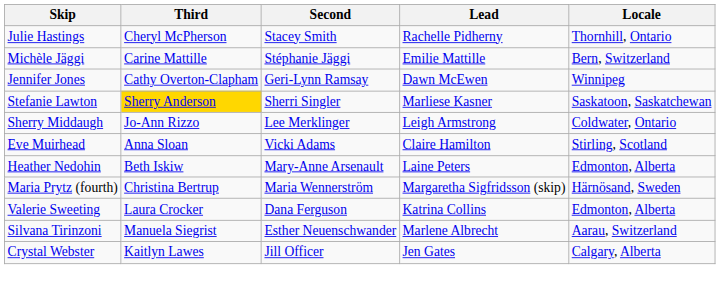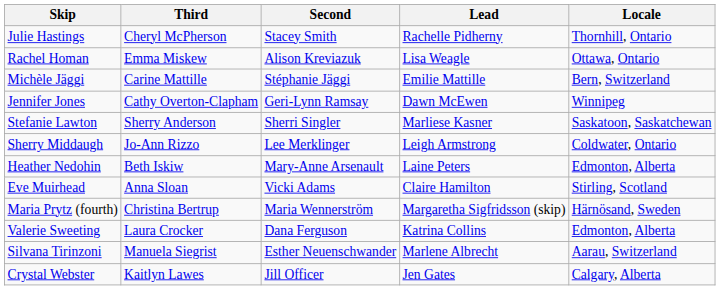+ row: (48, 58)
(170, 101) gold background -> (170, 123) no background
rows swapped: (46, 144) <-> (54, 166)
